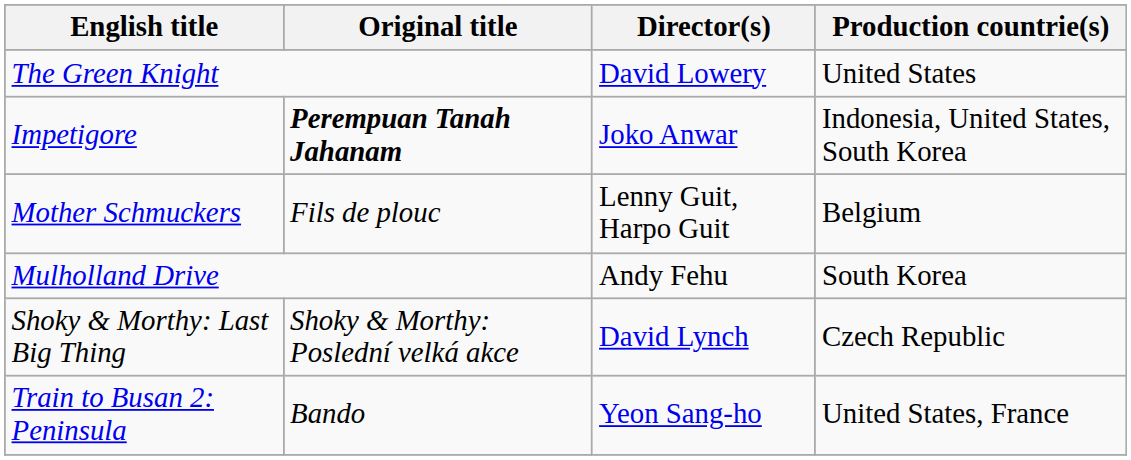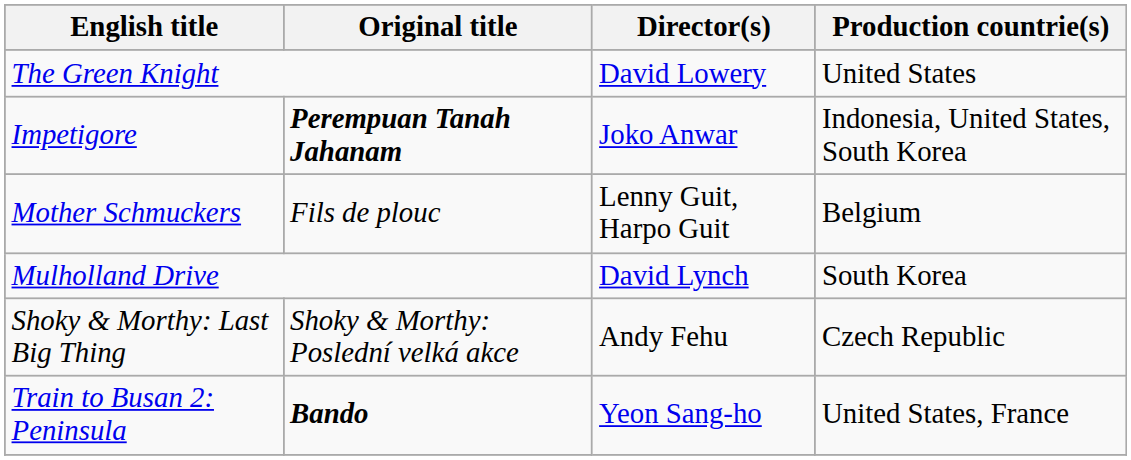(663, 274) Andy Fehu -> (674, 274) David Lynch
(674, 336) David Lynch -> (663, 336) Andy Fehu
(328, 414) normal -> (329, 414) bold
